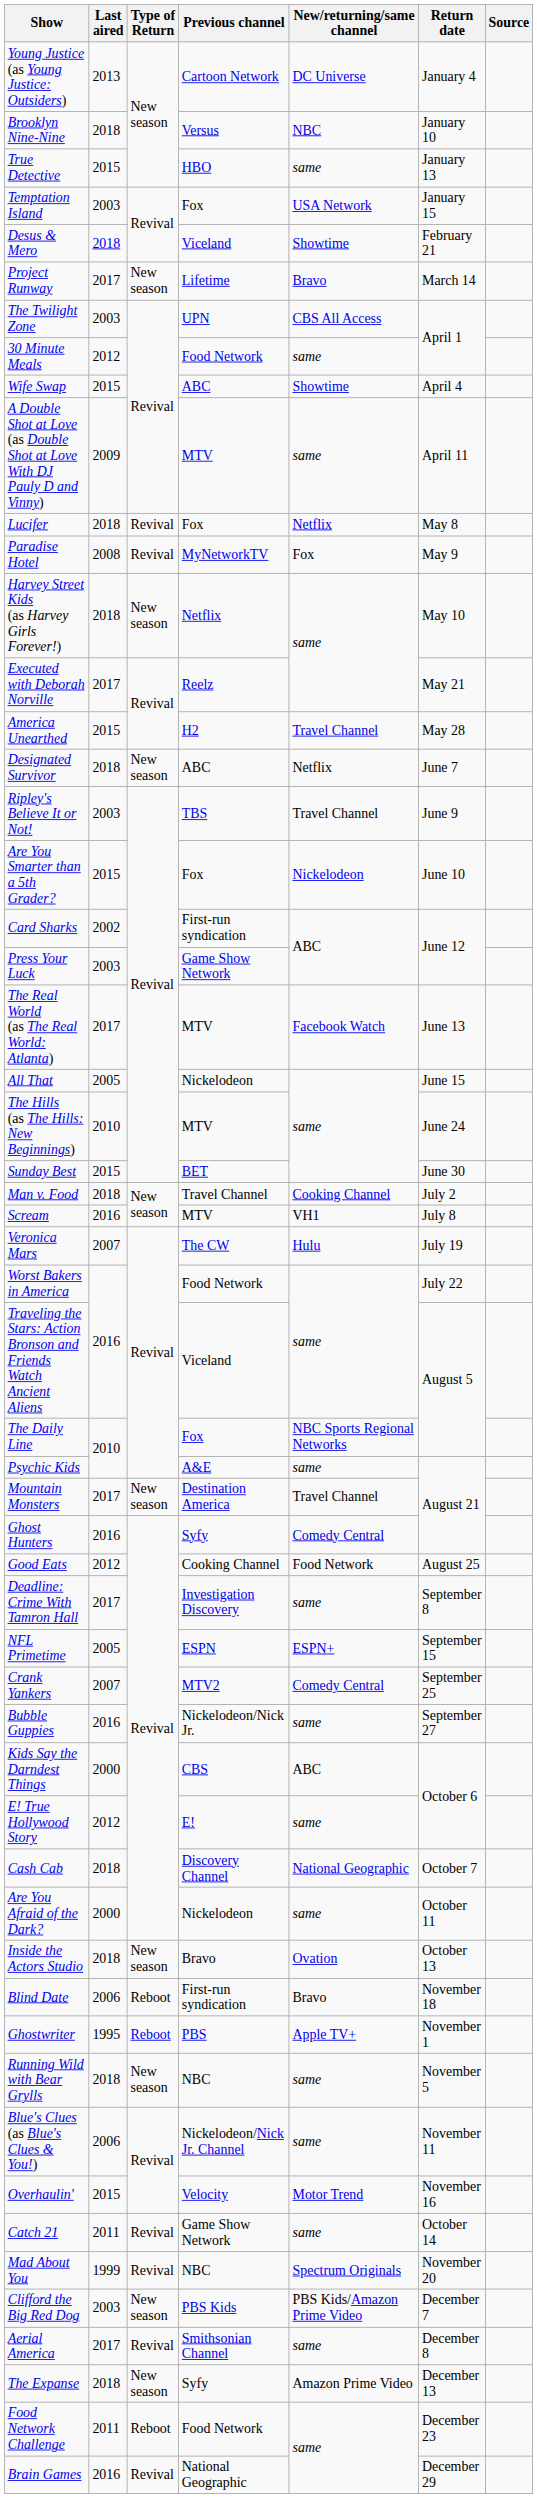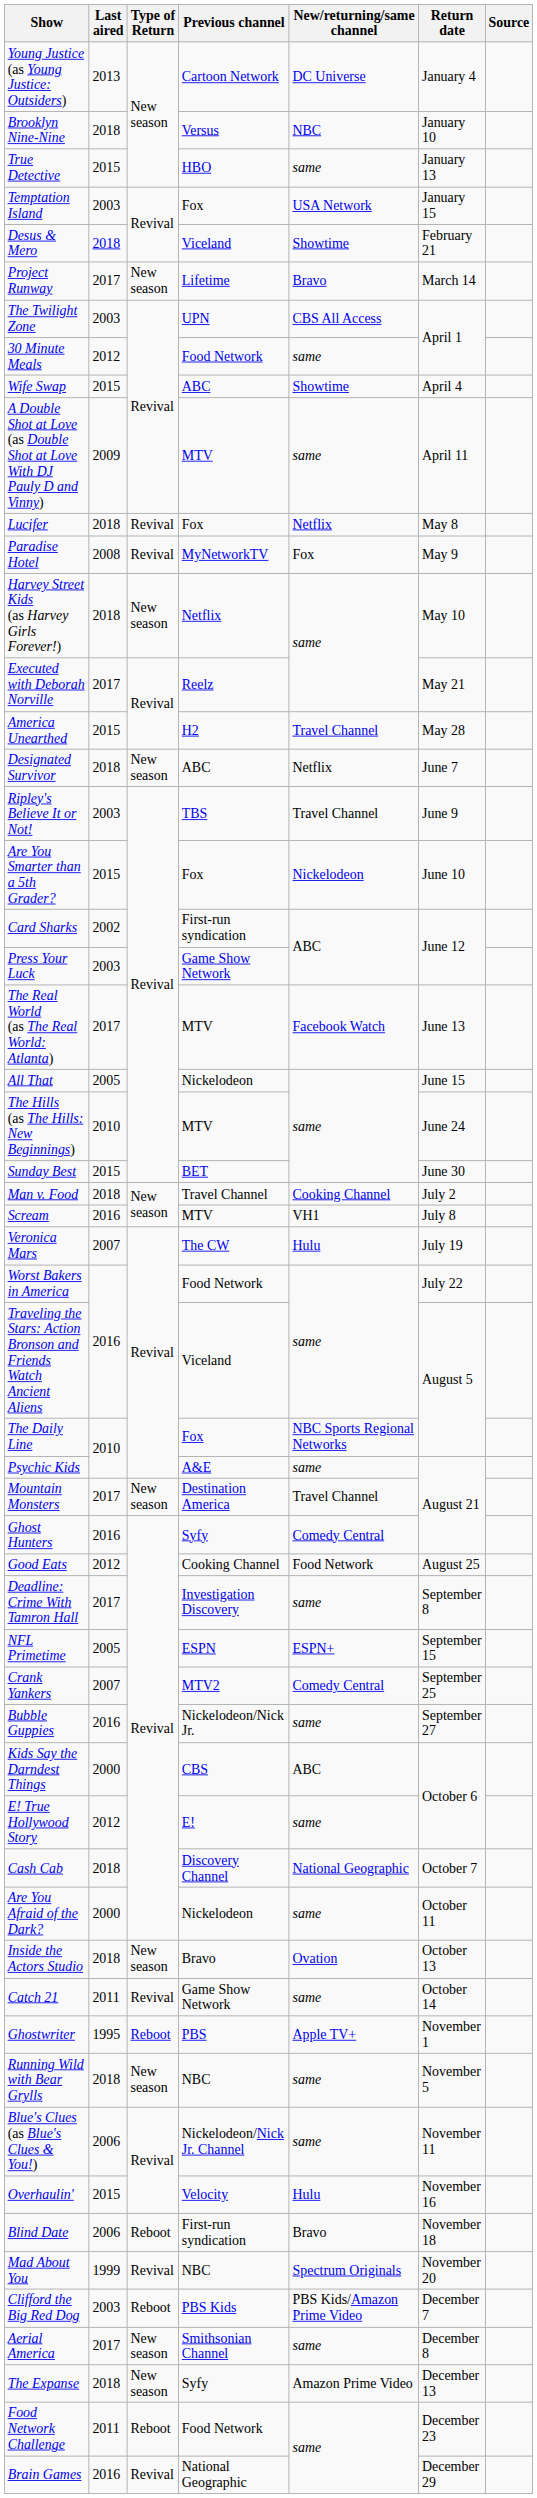rows swapped: (33, 2232) <-> (38, 1996)
(328, 2194) Motor Trend -> (306, 2194) Hulu
(149, 2308) New season -> (151, 2308) Reboot
(152, 2345) Revival -> (149, 2345) New season
